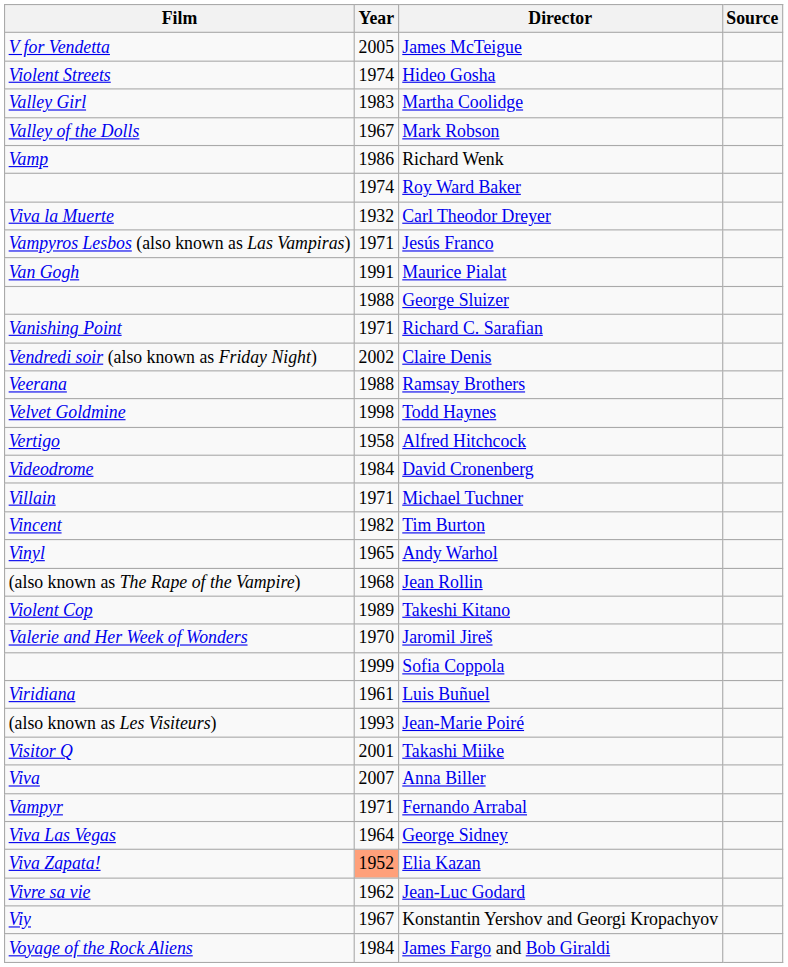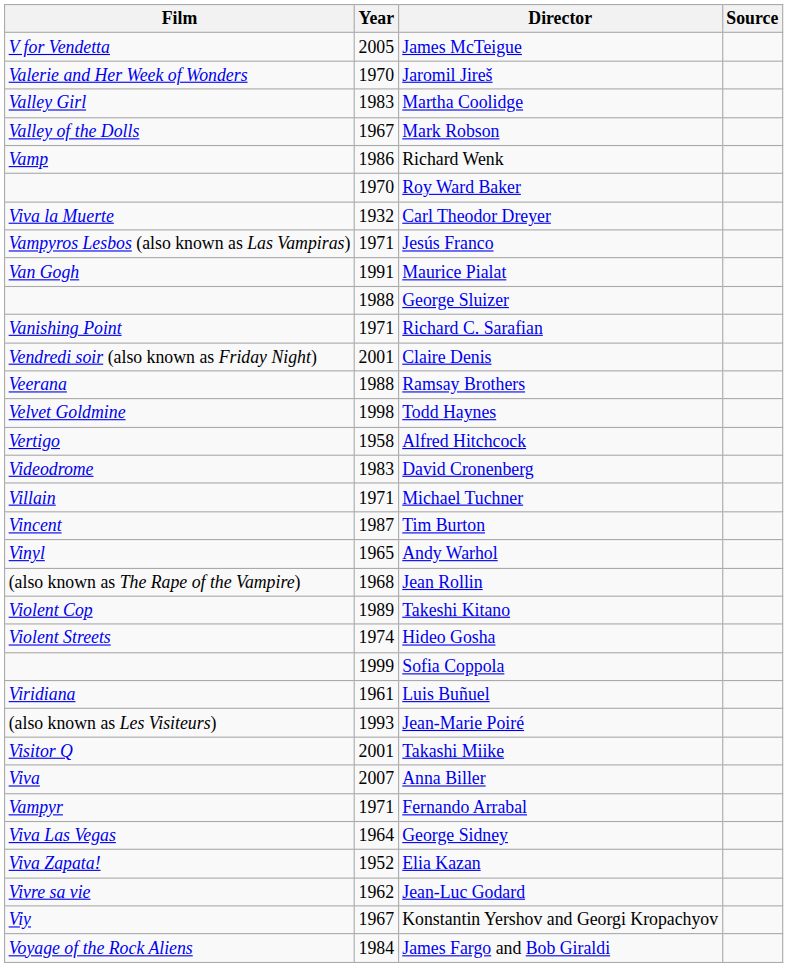rows swapped: (447, 638) <-> (449, 74)
(376, 187) 1974 -> (376, 187) 1970
(376, 356) 2002 -> (376, 356) 2001
(376, 469) 1984 -> (376, 469) 1983
(376, 525) 1982 -> (376, 525) 1987
(376, 863) lightsalmon background -> (376, 863) no background
